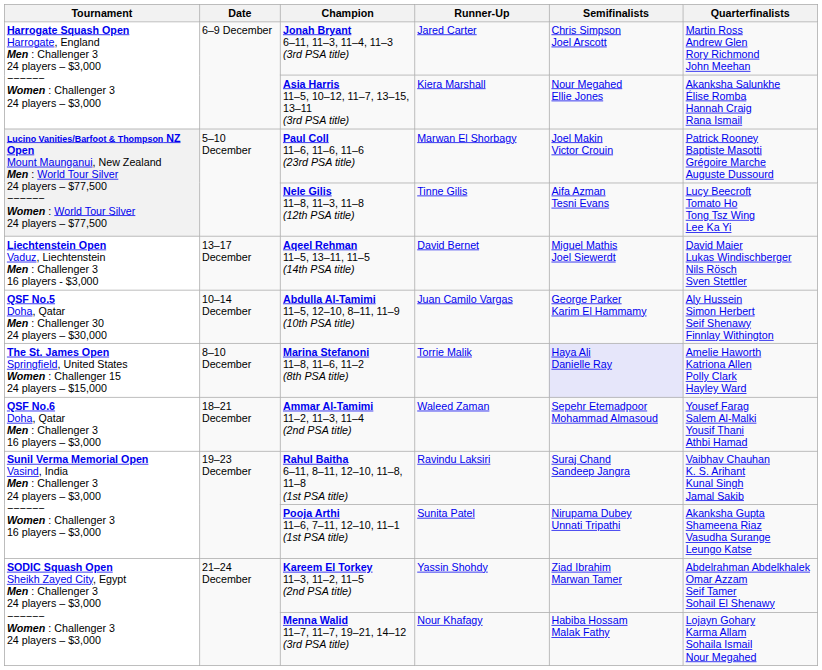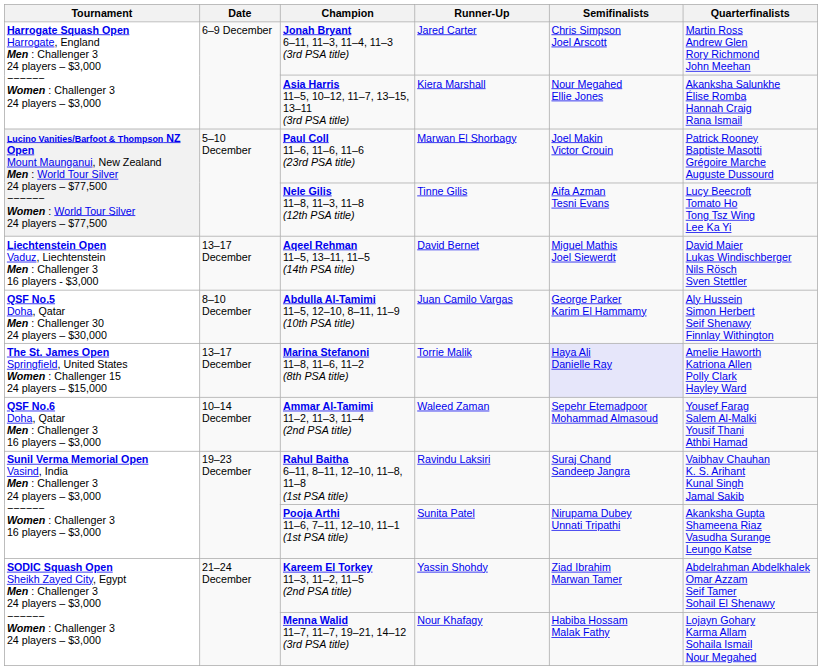(227, 305) 10–14 December -> (227, 305) 8–10 December
(227, 358) 8–10 December -> (227, 358) 13–17 December
(227, 412) 18–21 December -> (227, 412) 10–14 December
